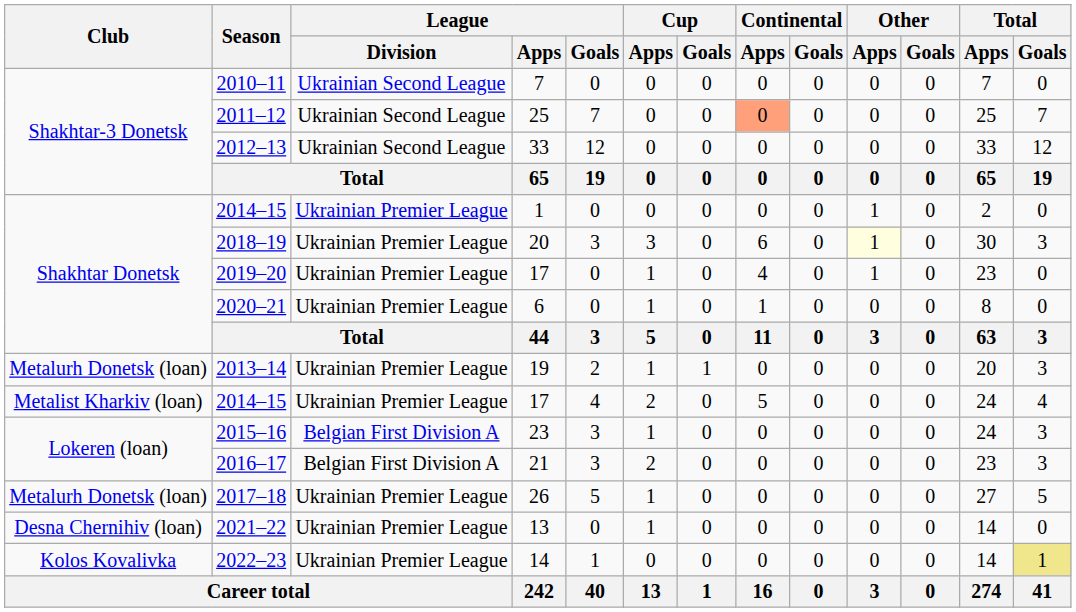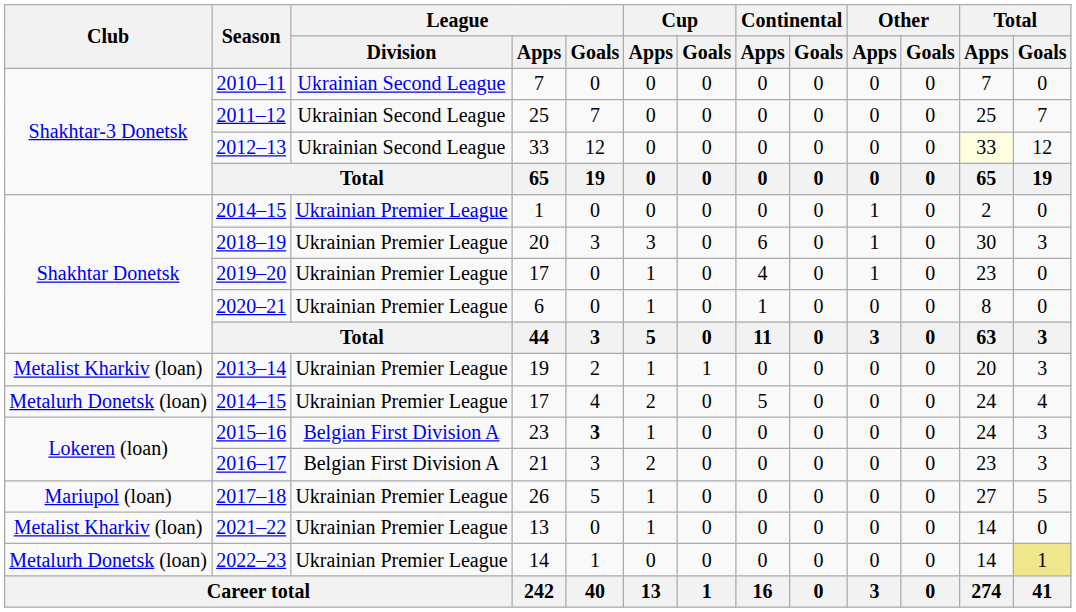(763, 115) lightsalmon background -> (763, 115) no background
(986, 147) no background -> (986, 147) lightyellow background
(874, 242) lightyellow background -> (874, 242) no background
(108, 369) Metalurh Donetsk (loan) -> (108, 369) Metalist Kharkiv (loan)
(108, 400) Metalist Kharkiv (loan) -> (108, 400) Metalurh Donetsk (loan)
(595, 432) normal -> (595, 432) bold
(108, 496) Metalurh Donetsk (loan) -> (108, 496) Mariupol (loan)
(108, 527) Desna Chernihiv (loan) -> (108, 527) Metalist Kharkiv (loan)
(108, 559) Kolos Kovalivka -> (108, 559) Metalurh Donetsk (loan)
